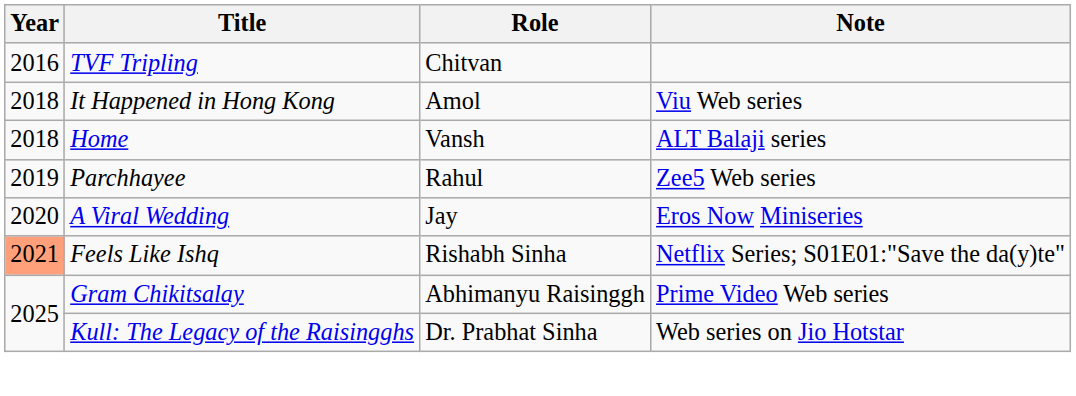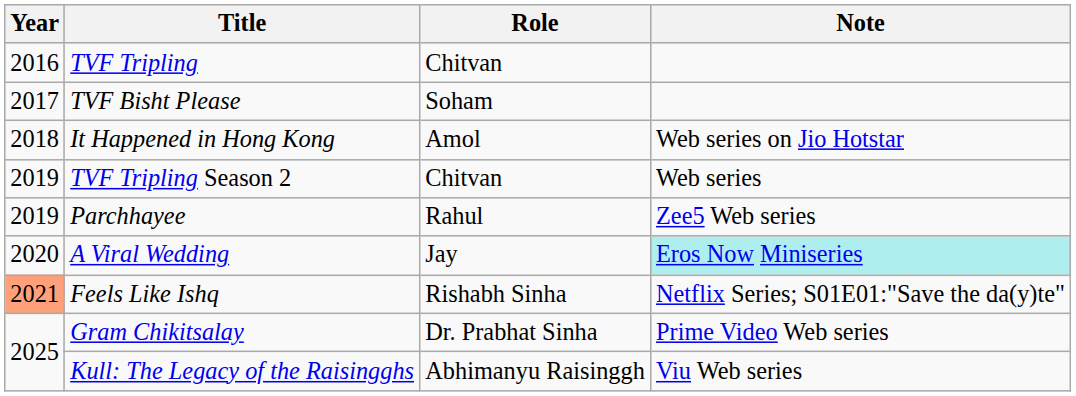+ row: (155, 100)
(729, 100) Viu Web series -> (780, 139) Web series on Jio Hotstar
- row: (99, 139)
+ row: (181, 178)
(759, 216) no background -> (759, 255) paleturquoise background
(535, 293) Abhimanyu Raisinggh -> (511, 332) Dr. Prabhat Sinha
(511, 332) Dr. Prabhat Sinha -> (535, 370) Abhimanyu Raisinggh
(780, 332) Web series on Jio Hotstar -> (729, 370) Viu Web series
